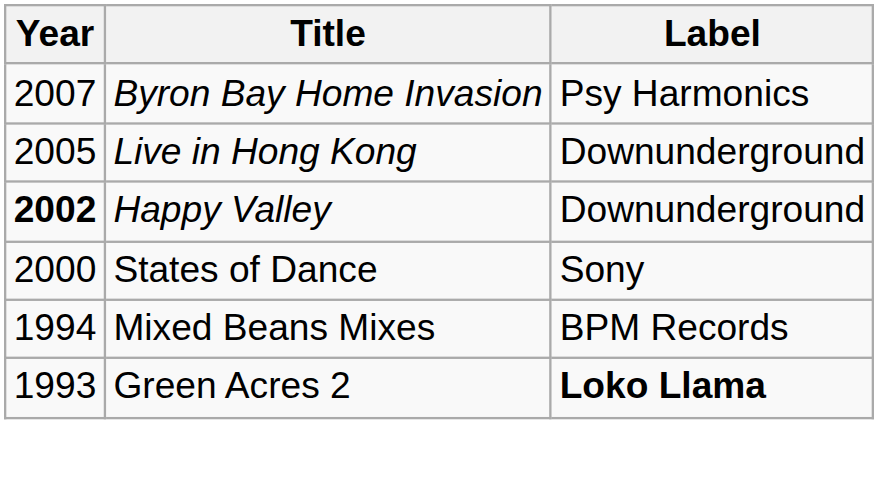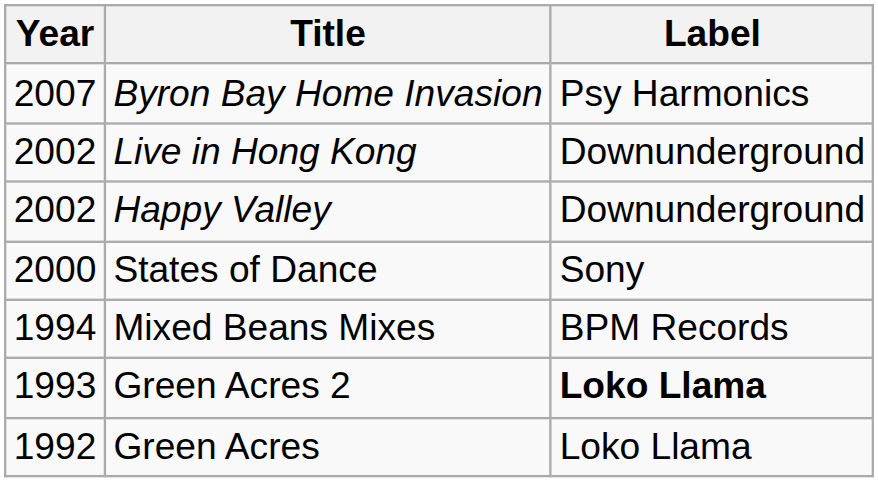(55, 151) 2005 -> (55, 151) 2002
(55, 210) bold -> (55, 210) normal
+ row: (217, 446)
